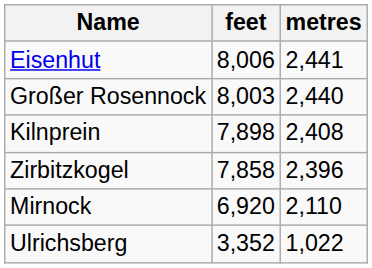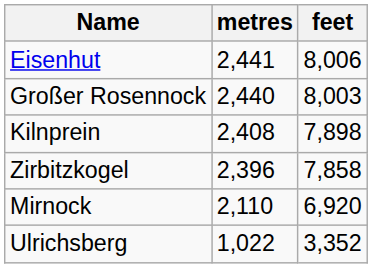columns swapped: (324, 22) <-> (246, 22)
